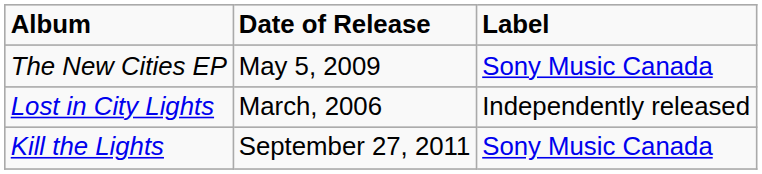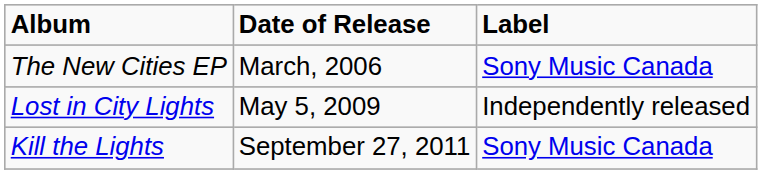(310, 65) May 5, 2009 -> (310, 65) March, 2006
(310, 106) March, 2006 -> (310, 106) May 5, 2009
